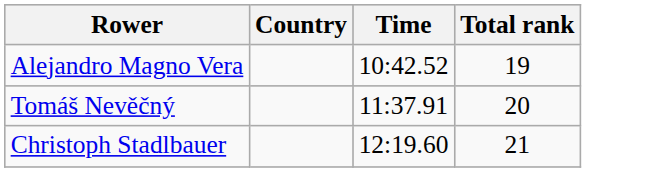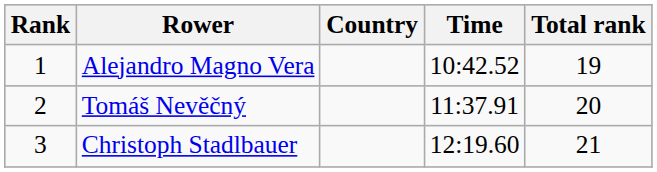+ column: (40, 24)
